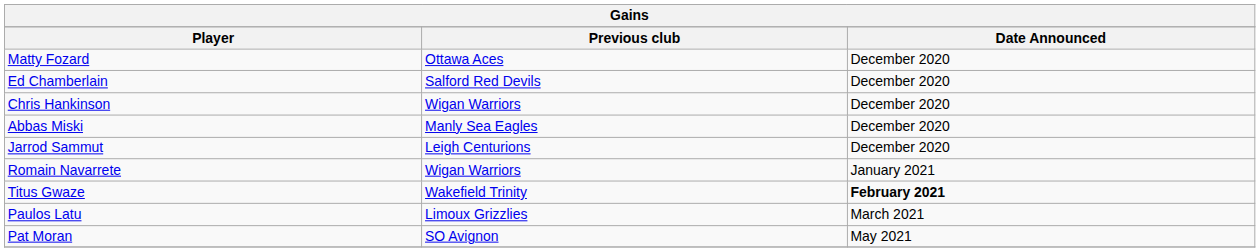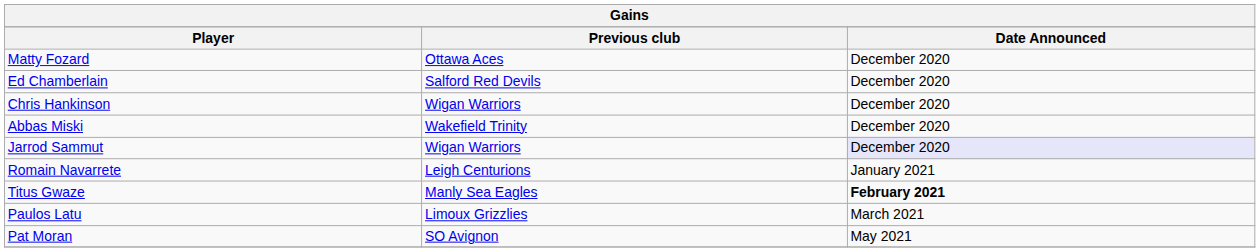(481, 126) Manly Sea Eagles -> (476, 126) Wakefield Trinity
(478, 148) Leigh Centurions -> (473, 148) Wigan Warriors
(900, 148) no background -> (900, 148) lavender background
(473, 170) Wigan Warriors -> (478, 170) Leigh Centurions
(476, 192) Wakefield Trinity -> (481, 192) Manly Sea Eagles
